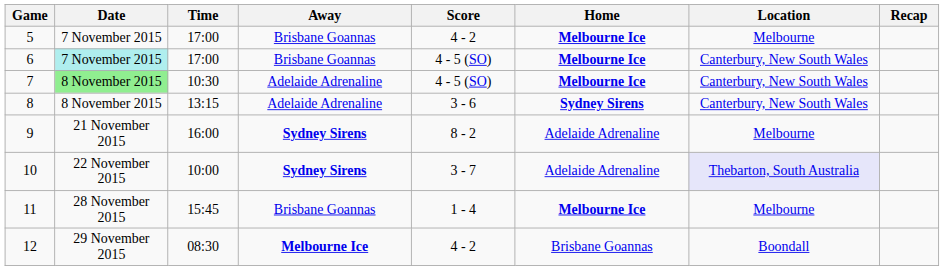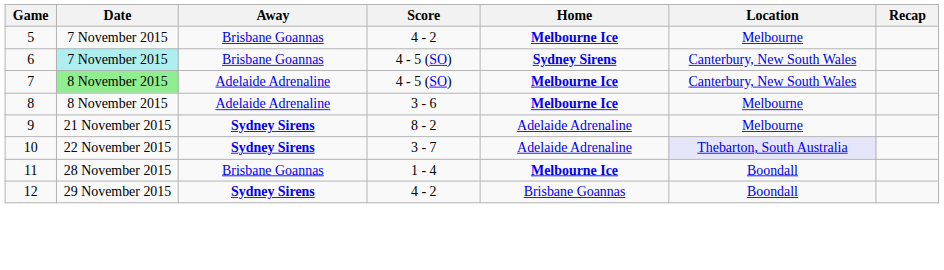- column: (203, 15)
(602, 59) Melbourne Ice -> (575, 59) Sydney Sirens
(602, 103) Sydney Sirens -> (575, 103) Melbourne Ice
(784, 103) Canterbury, New South Wales -> (772, 103) Melbourne
(784, 209) Melbourne -> (772, 170) Boondall
(325, 246) Melbourne Ice -> (273, 192) Sydney Sirens
